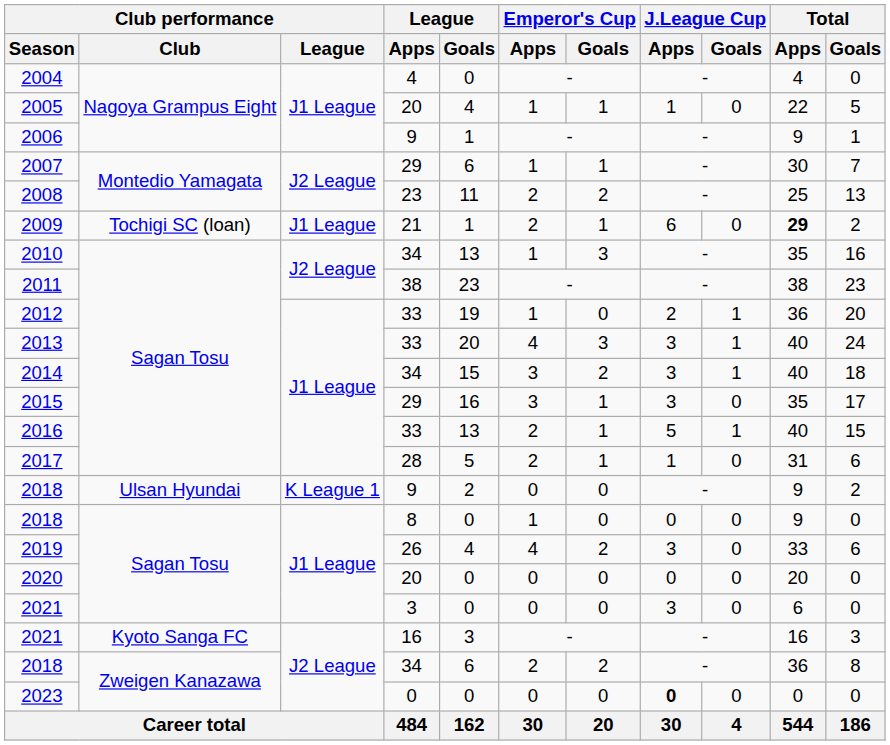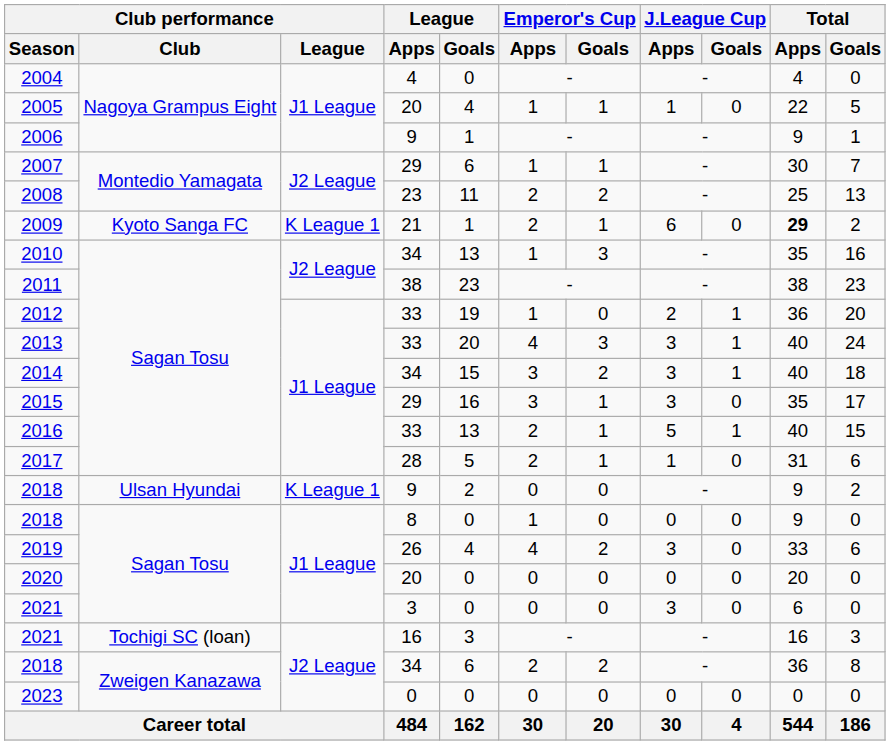(180, 225) Tochigi SC (loan) -> (180, 225) Kyoto Sanga FC
(332, 225) J1 League -> (332, 225) K League 1
(180, 637) Kyoto Sanga FC -> (180, 637) Tochigi SC (loan)
(671, 696) bold -> (671, 696) normal
